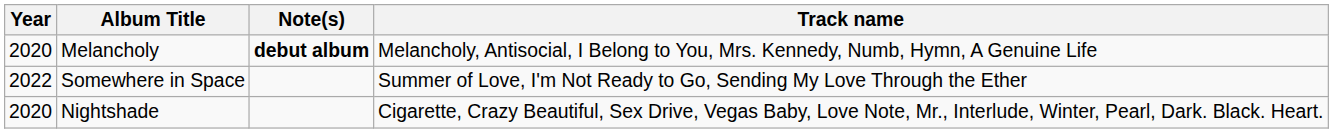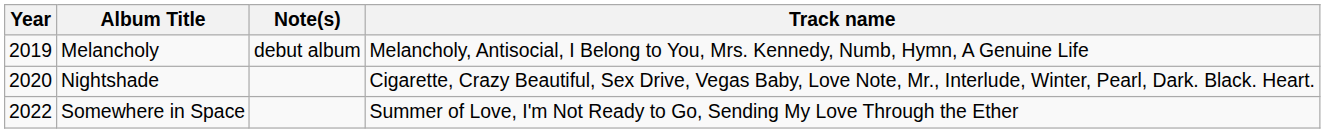(31, 50) 2020 -> (31, 50) 2019
(312, 50) bold -> (307, 50) normal
rows swapped: (110, 111) <-> (153, 81)
